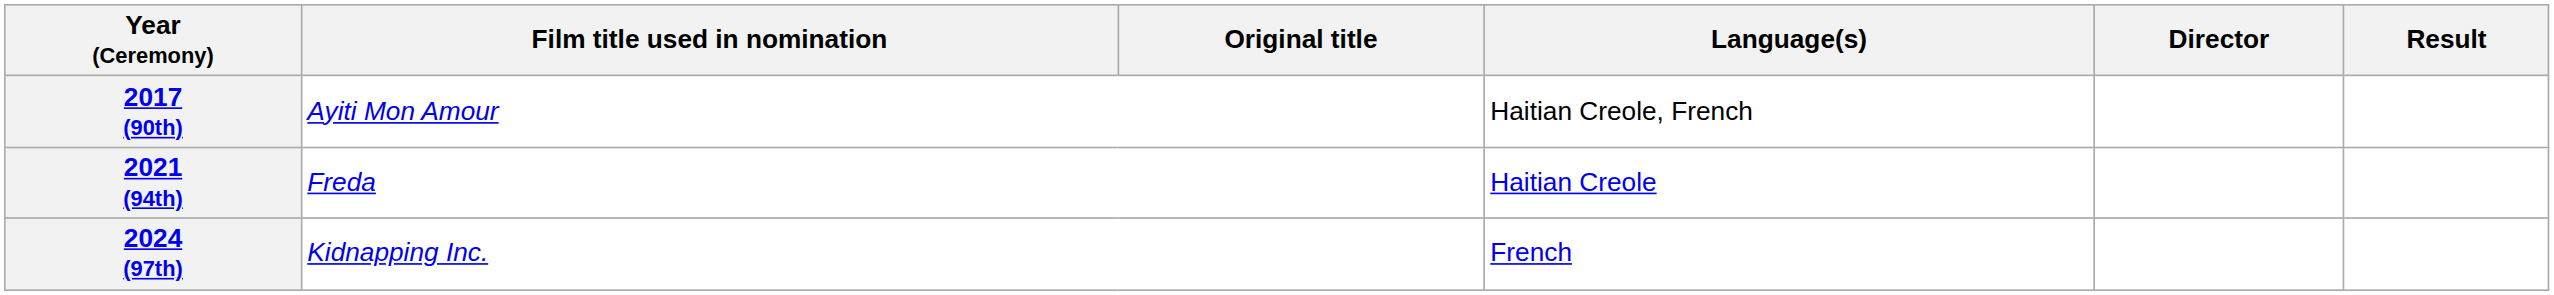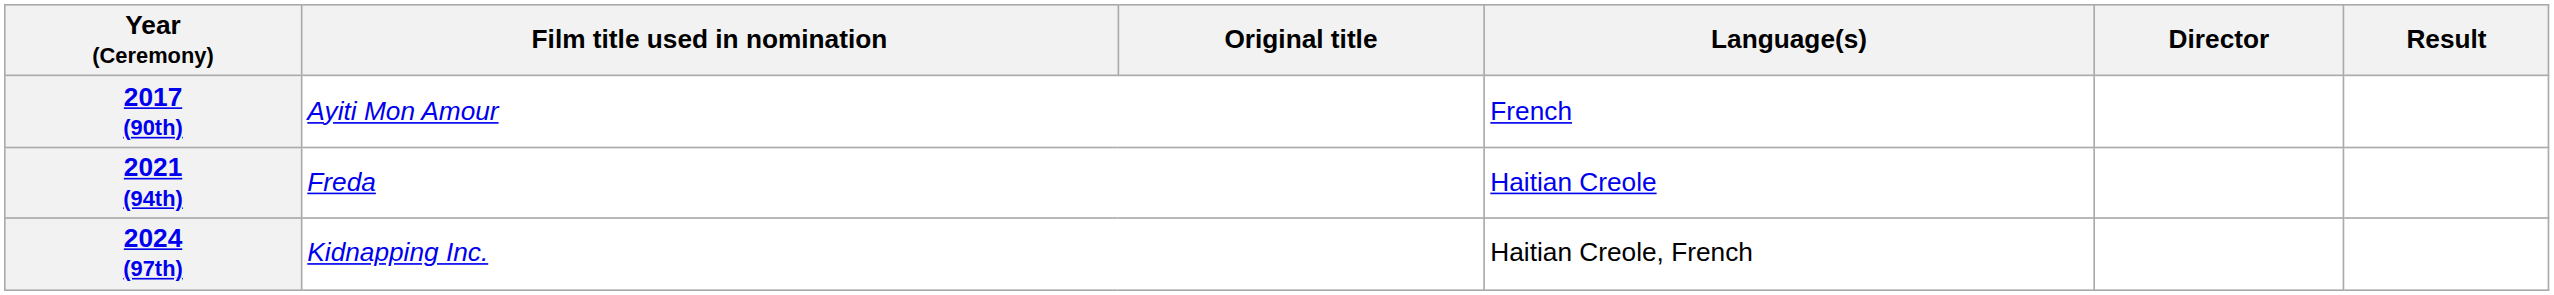(1622, 111) Haitian Creole, French -> (1531, 111) French
(1531, 253) French -> (1622, 253) Haitian Creole, French
